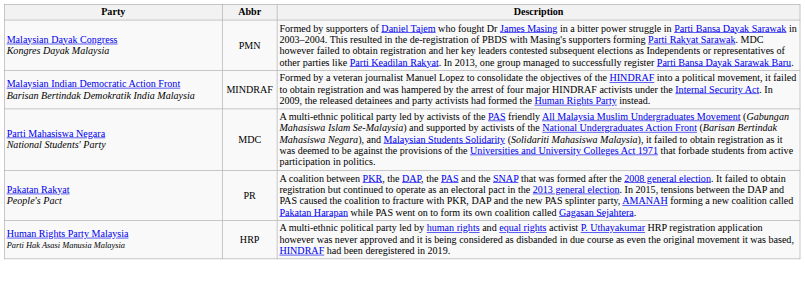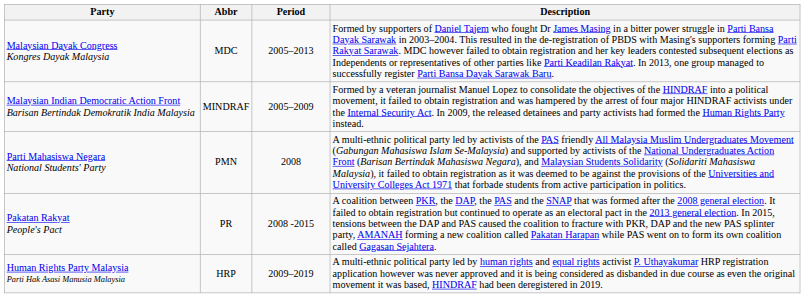+ column: (291, 12)
(250, 45) PMN -> (226, 51) MDC
(250, 139) MDC -> (226, 162) PMN
